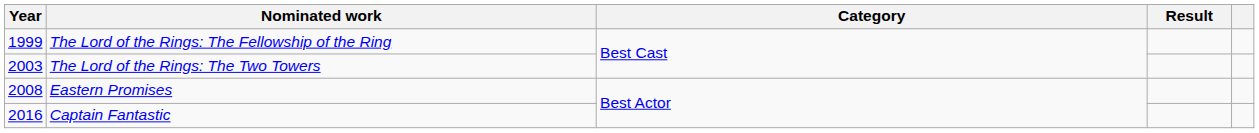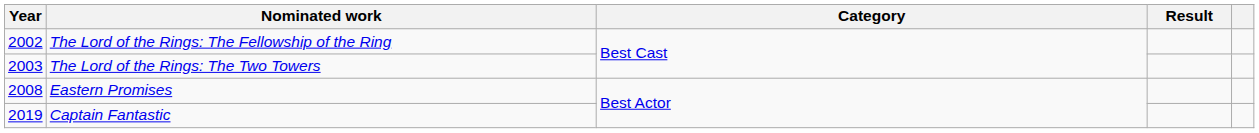(25, 41) 1999 -> (25, 41) 2002
(25, 115) 2016 -> (25, 115) 2019
